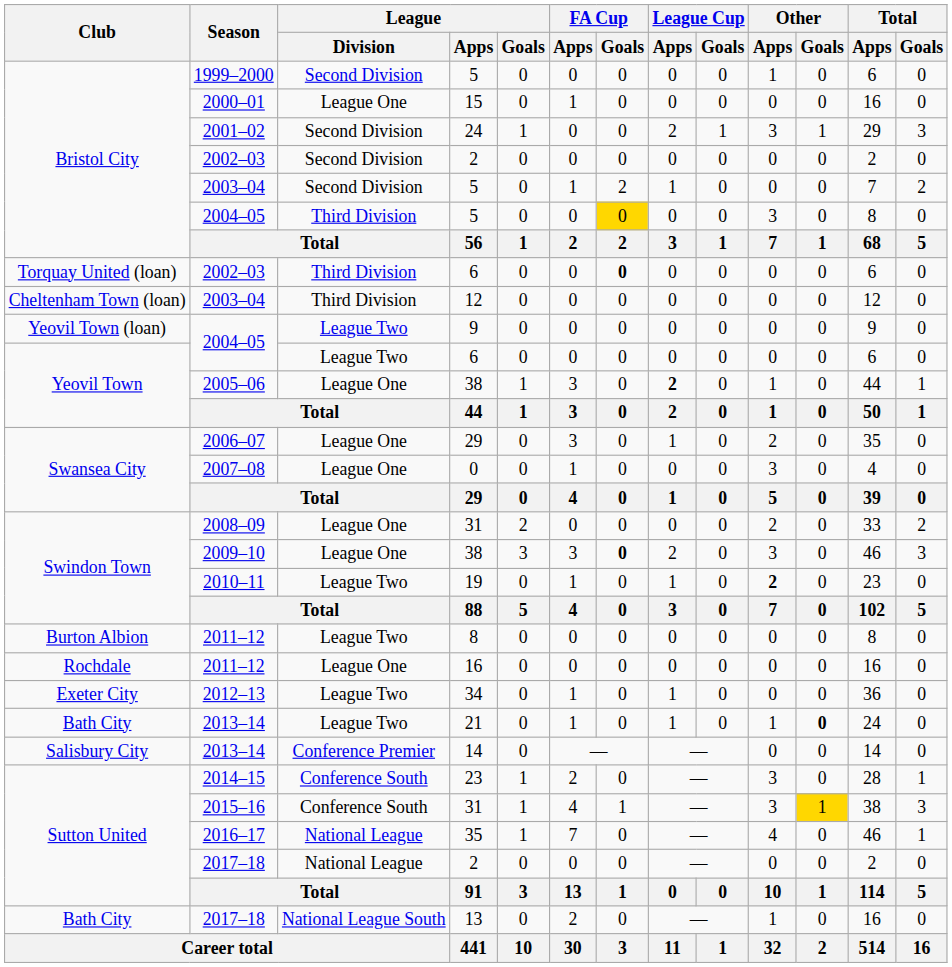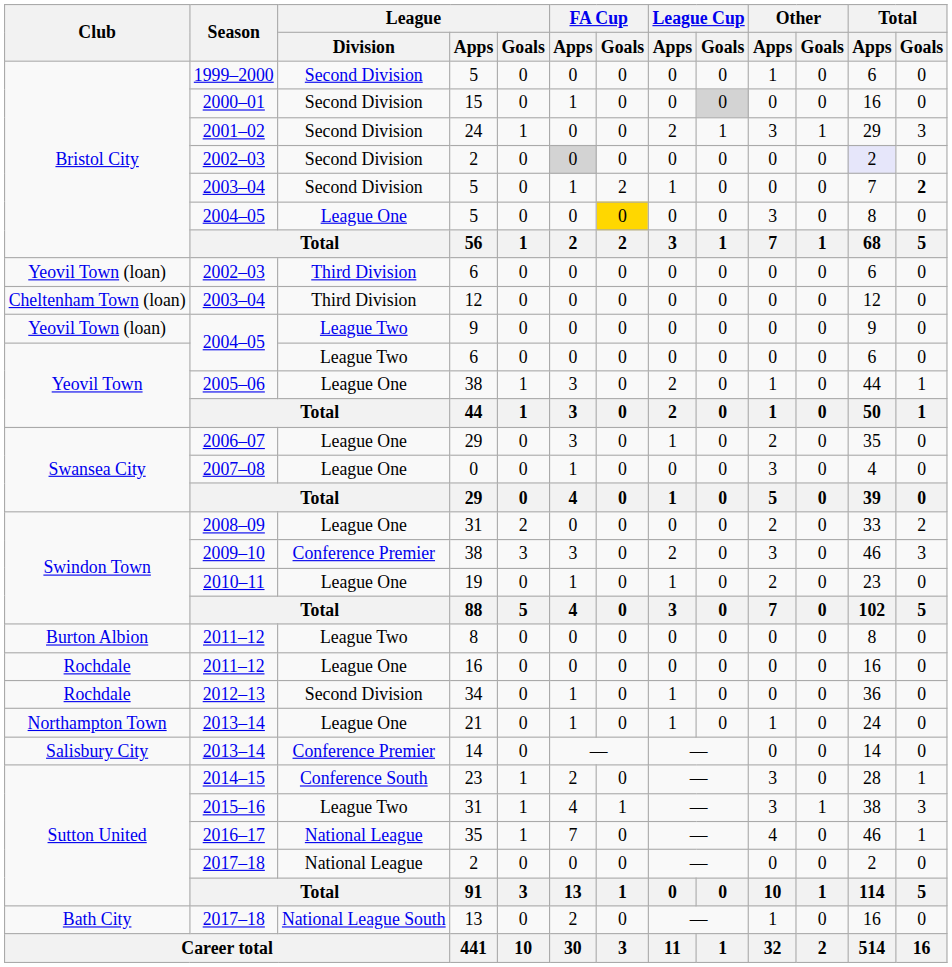(364, 103) League One -> (364, 103) Second Division
(723, 103) no background -> (723, 103) lightgrey background
(573, 159) no background -> (573, 159) lightgrey background
(872, 159) no background -> (872, 159) lavender background
(922, 187) normal -> (922, 187) bold
(364, 215) Third Division -> (364, 215) League One
(97, 272) Torquay United (loan) -> (97, 272) Yeovil Town (loan)
(623, 272) bold -> (623, 272) normal
(672, 384) bold -> (672, 384) normal
(364, 553) League One -> (364, 553) Conference Premier
(623, 553) bold -> (623, 553) normal
(364, 581) League Two -> (364, 581) League One
(773, 581) bold -> (773, 581) normal
(97, 694) Exeter City -> (97, 694) Rochdale
(364, 694) League Two -> (364, 694) Second Division
(97, 722) Bath City -> (97, 722) Northampton Town
(364, 722) League Two -> (364, 722) League One
(822, 722) bold -> (822, 722) normal
(364, 807) Conference South -> (364, 807) League Two
(822, 807) gold background -> (822, 807) no background
